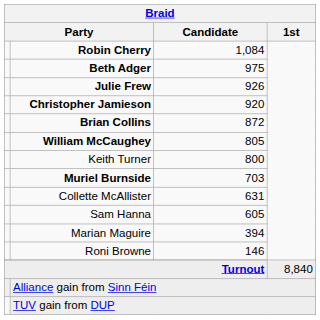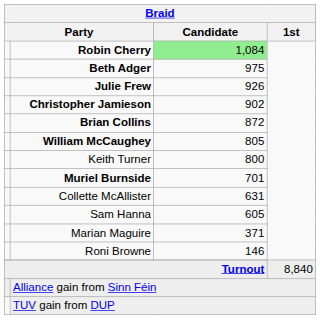(250, 50) no background -> (250, 50) lightgreen background
(255, 104) 920 -> (255, 104) 902
(255, 178) 703 -> (255, 178) 701
(255, 232) 394 -> (255, 232) 371
